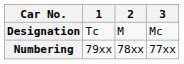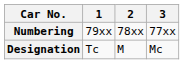rows swapped: (44, 31) <-> (44, 49)
